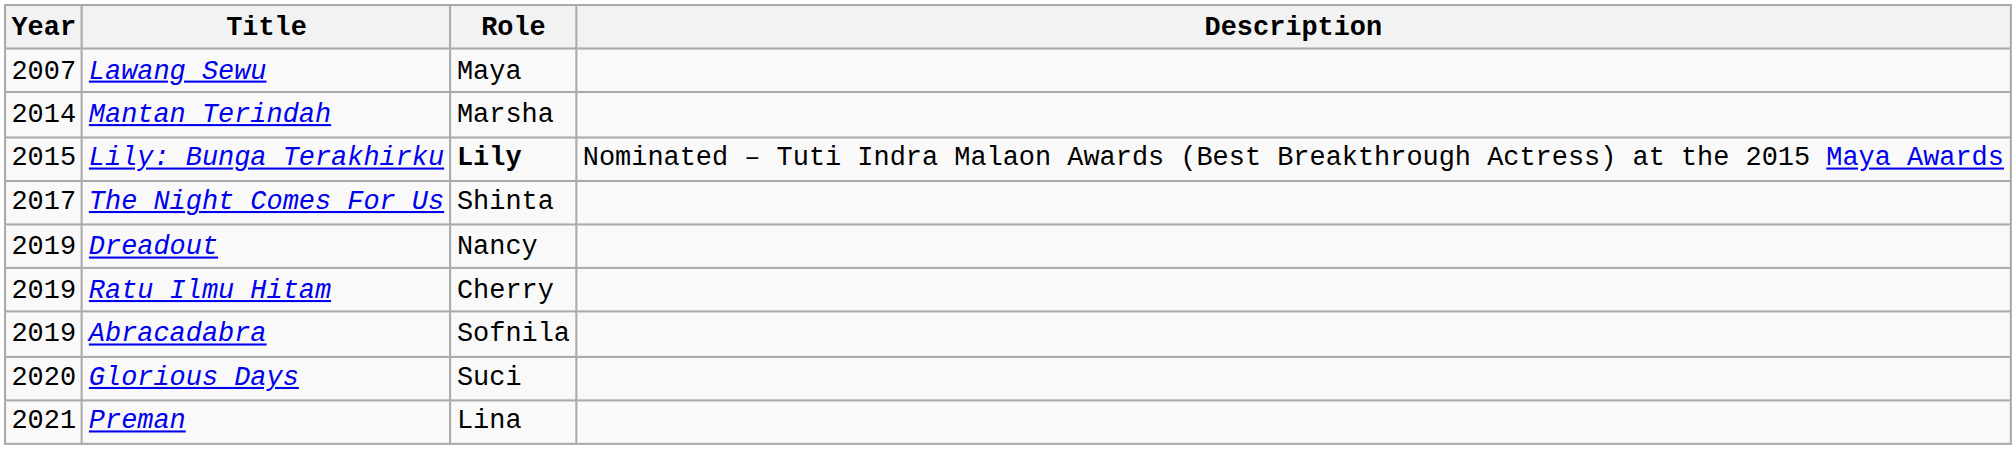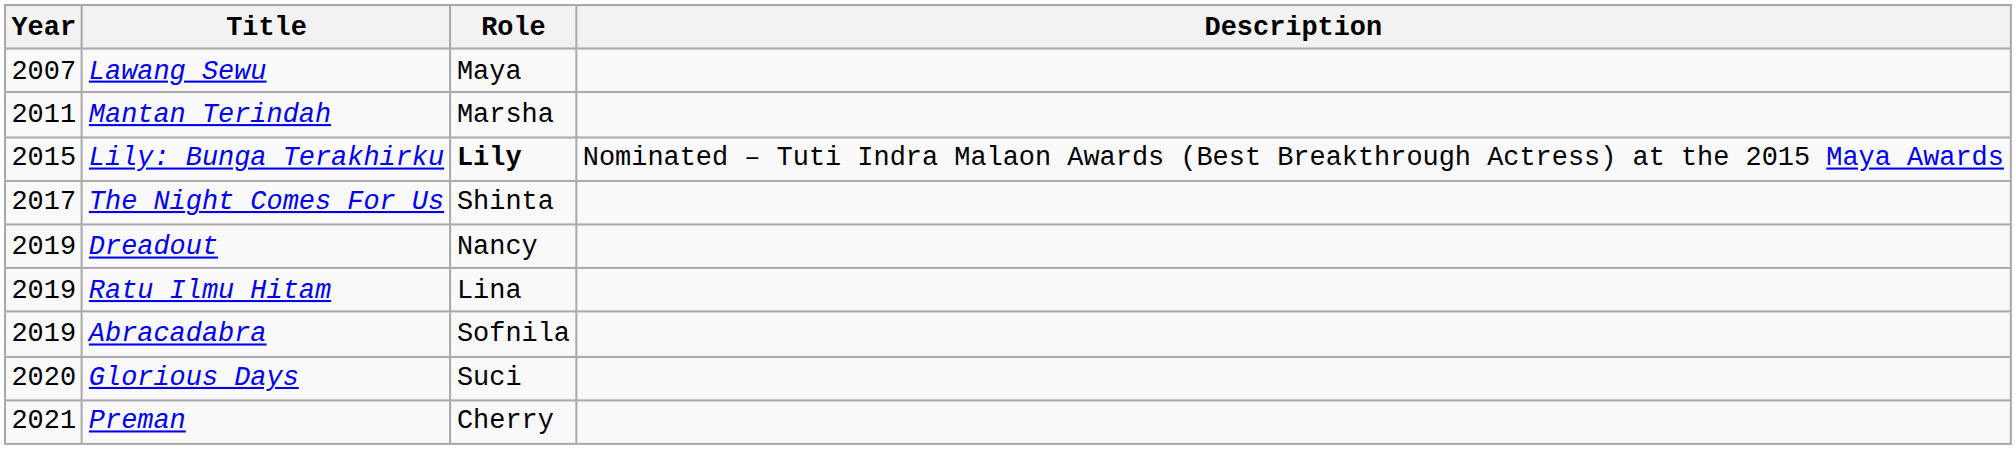(44, 115) 2014 -> (44, 115) 2011
(505, 290) Cherry -> (489, 290) Lina
(489, 422) Lina -> (505, 422) Cherry
